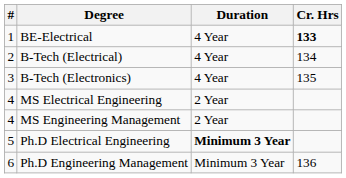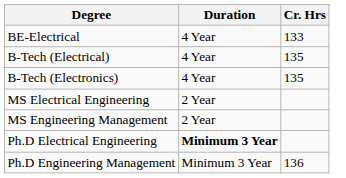- column: (11, 15)
(306, 36) bold -> (294, 36) normal
(306, 57) 134 -> (294, 57) 135
